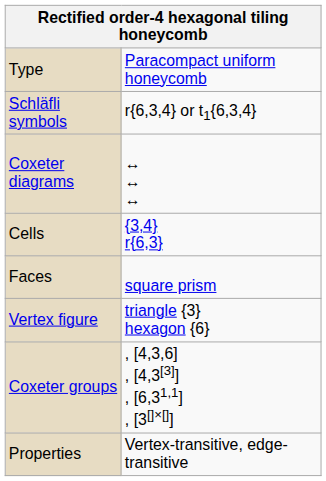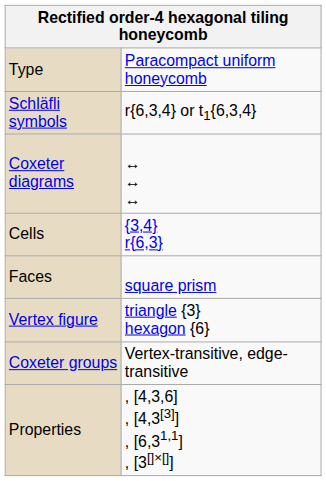(154, 387) , [4,3,6] , [4,3[3]] , [6,31,1] , [3[]×[]] -> (206, 363) Vertex-transitive, edge-transitive
(206, 454) Vertex-transitive, edge-transitive -> (154, 430) , [4,3,6] , [4,3[3]] , [6,31,1] , [3[]×[]]
